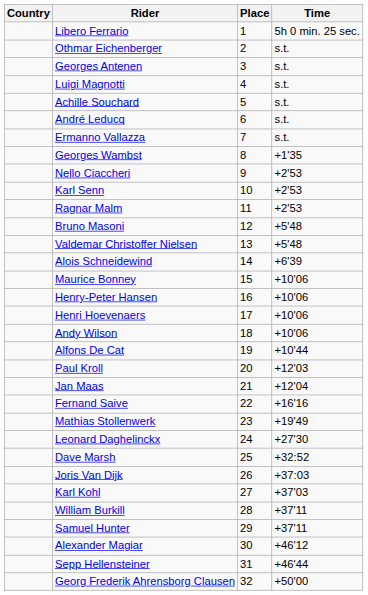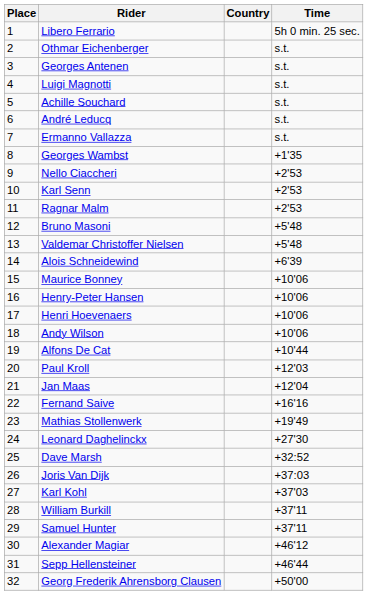columns swapped: (255, 13) <-> (28, 13)
